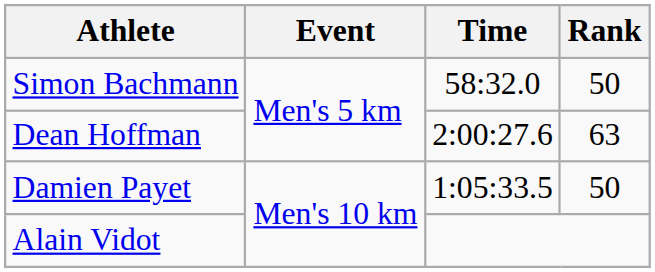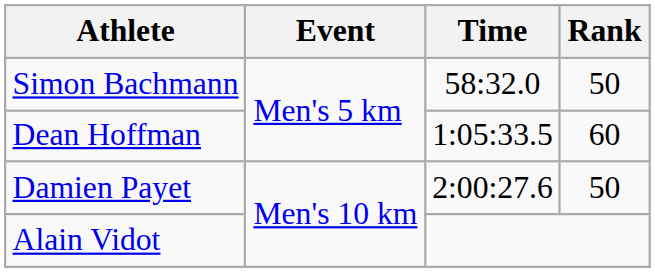(493, 135) 2:00:27.6 -> (493, 135) 1:05:33.5
(605, 135) 63 -> (605, 135) 60
(493, 187) 1:05:33.5 -> (493, 187) 2:00:27.6
